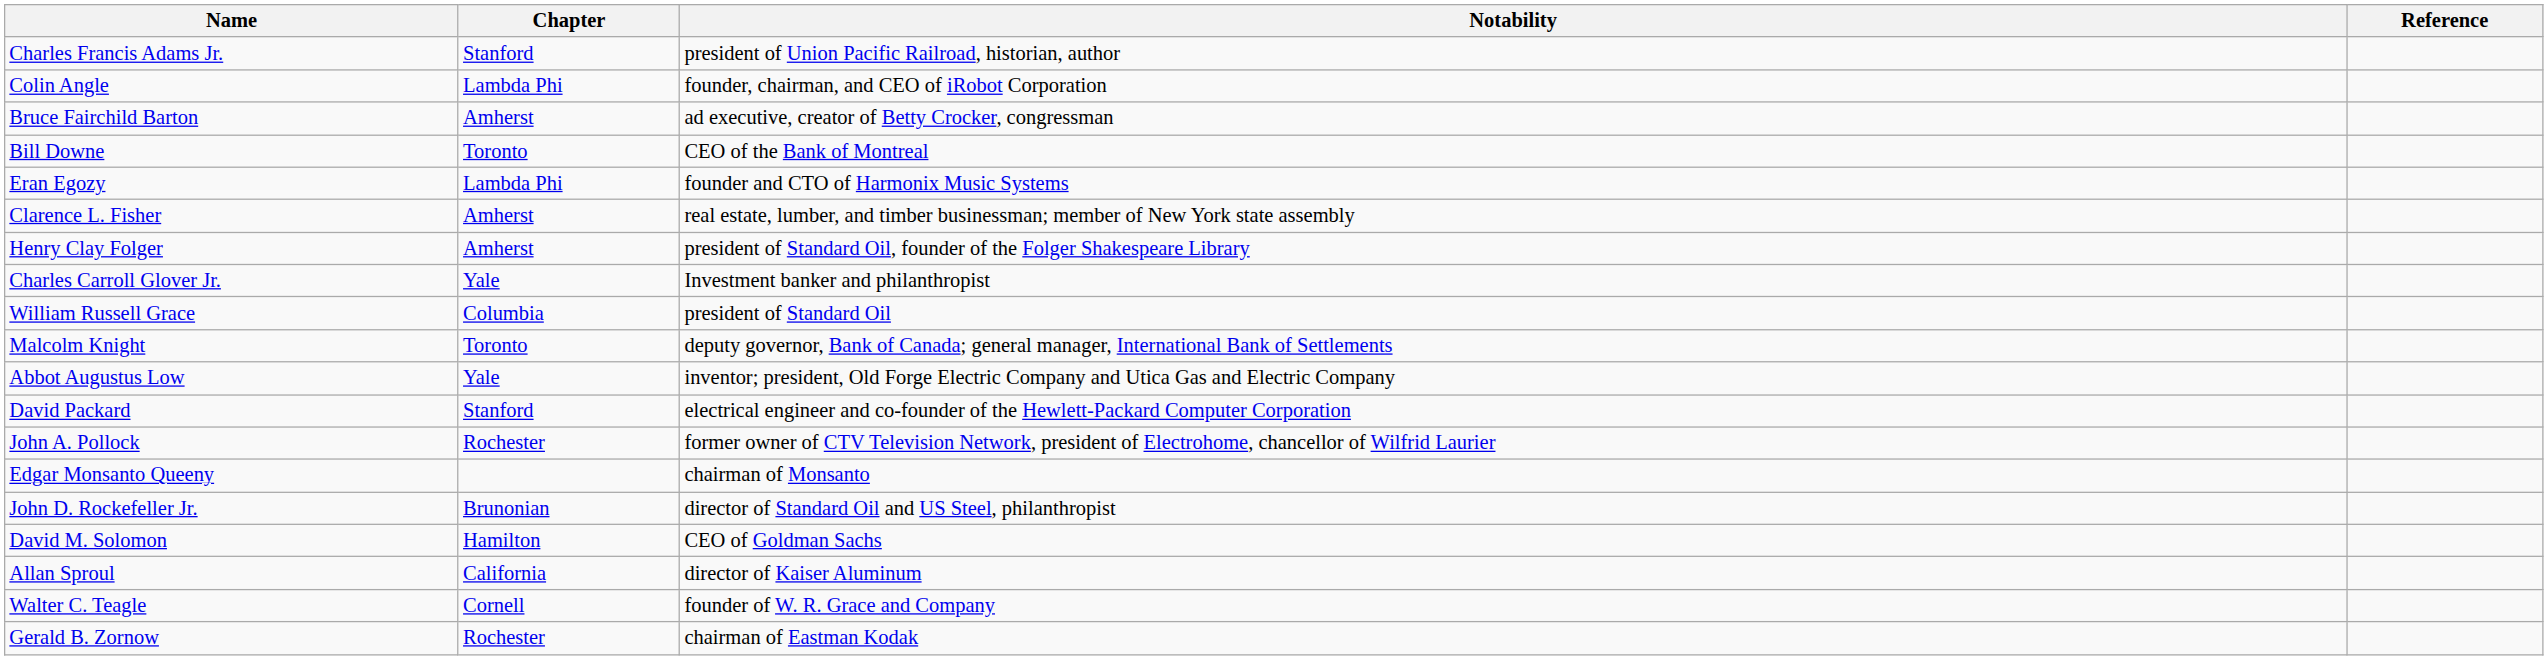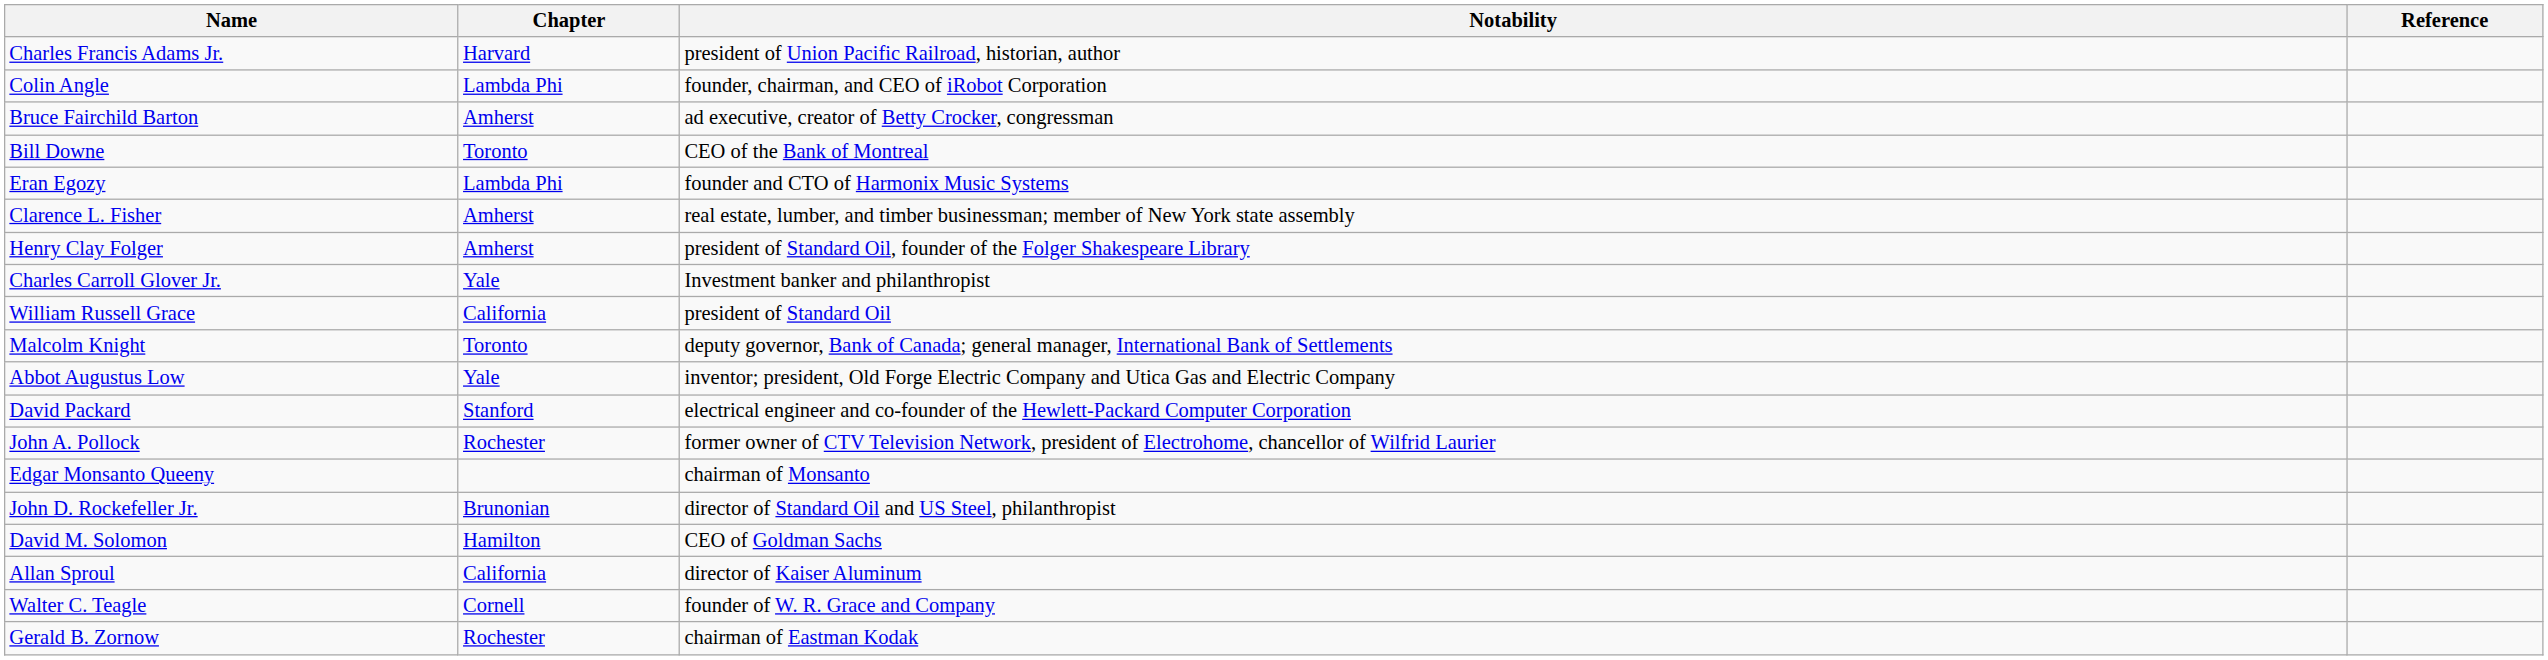(498, 53) Stanford -> (497, 53) Harvard
(503, 313) Columbia -> (505, 313) California
